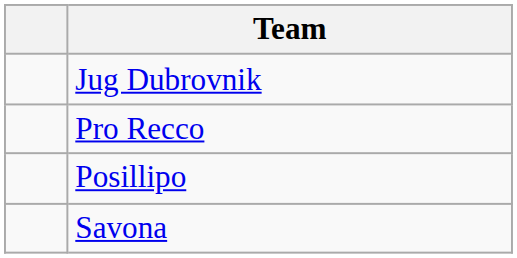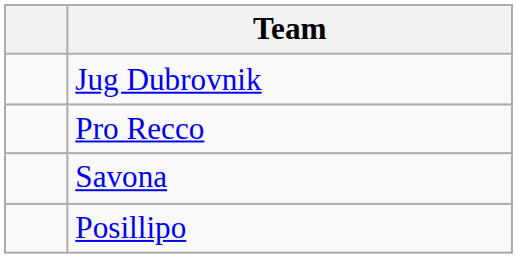rows swapped: (131, 177) <-> (121, 227)
